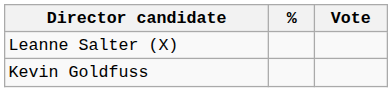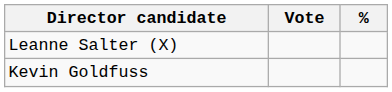columns swapped: (351, 18) <-> (292, 18)
